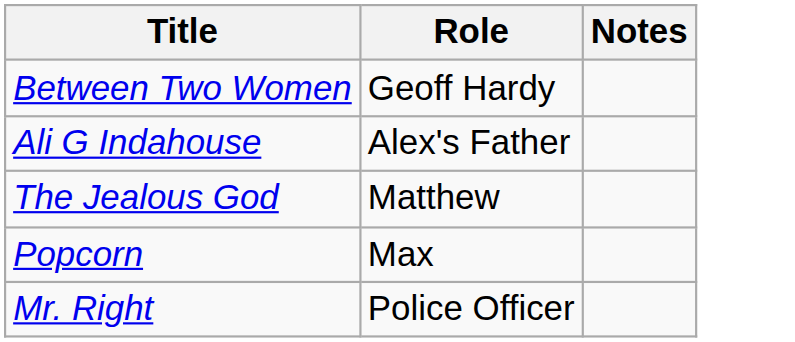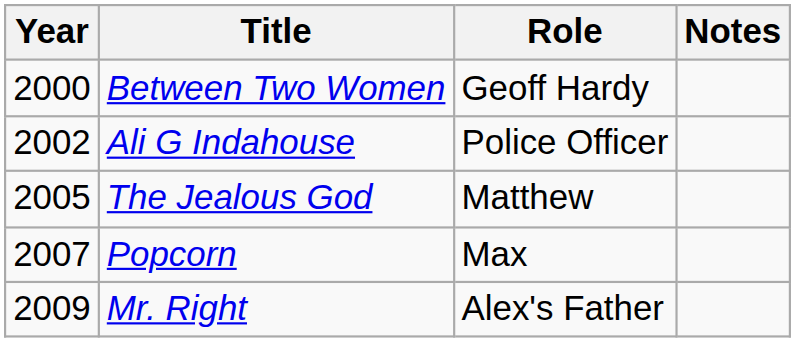+ column: (52, 32)
(469, 142) Alex's Father -> (565, 142) Police Officer
(471, 308) Police Officer -> (563, 308) Alex's Father
